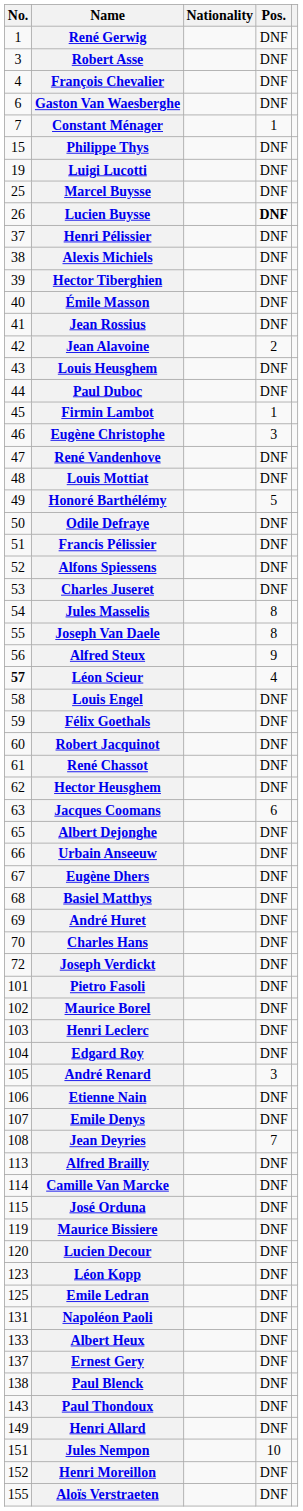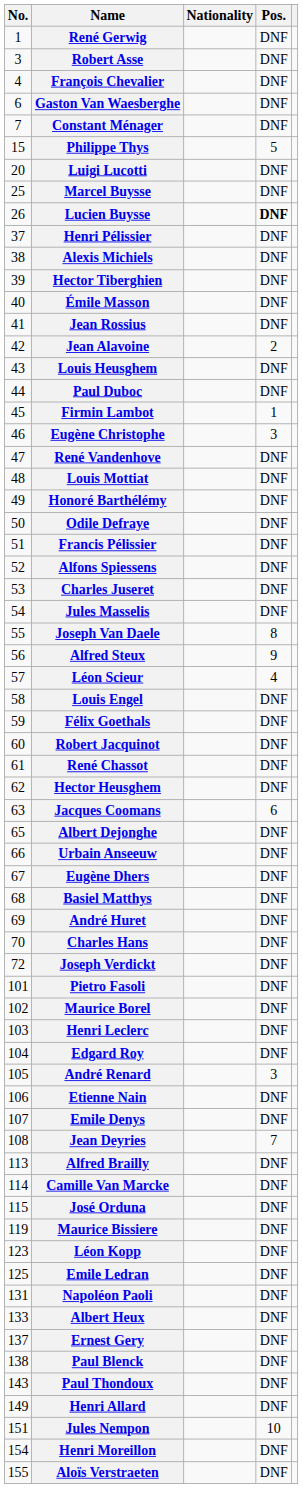(274, 125) 1 -> (274, 125) DNF
(274, 147) DNF -> (274, 147) 5
(18, 170) 19 -> (18, 170) 20
(274, 501) 5 -> (274, 501) DNF
(274, 611) 8 -> (274, 611) DNF
(18, 677) bold -> (18, 677) normal
- row: (108, 1251)
(18, 1472) 152 -> (18, 1450) 154
